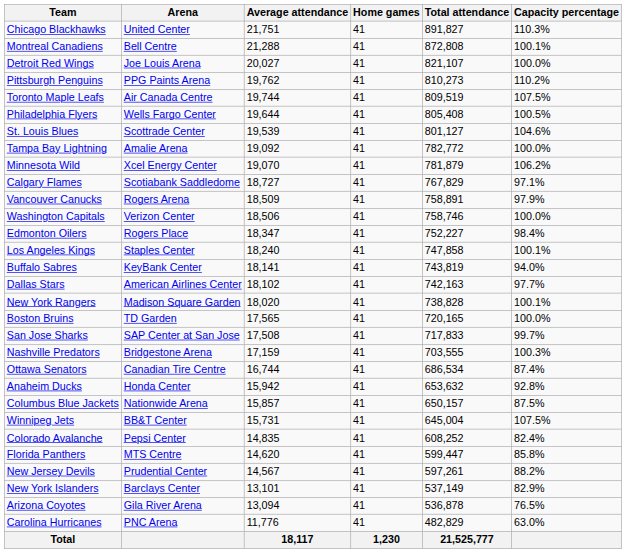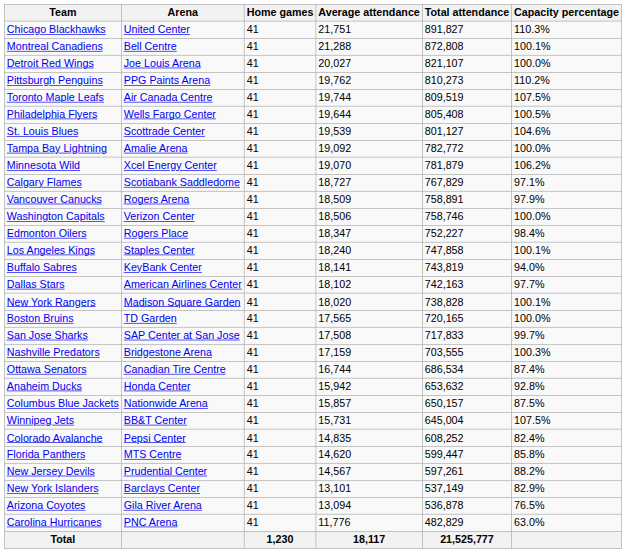columns swapped: (386, 13) <-> (297, 13)
